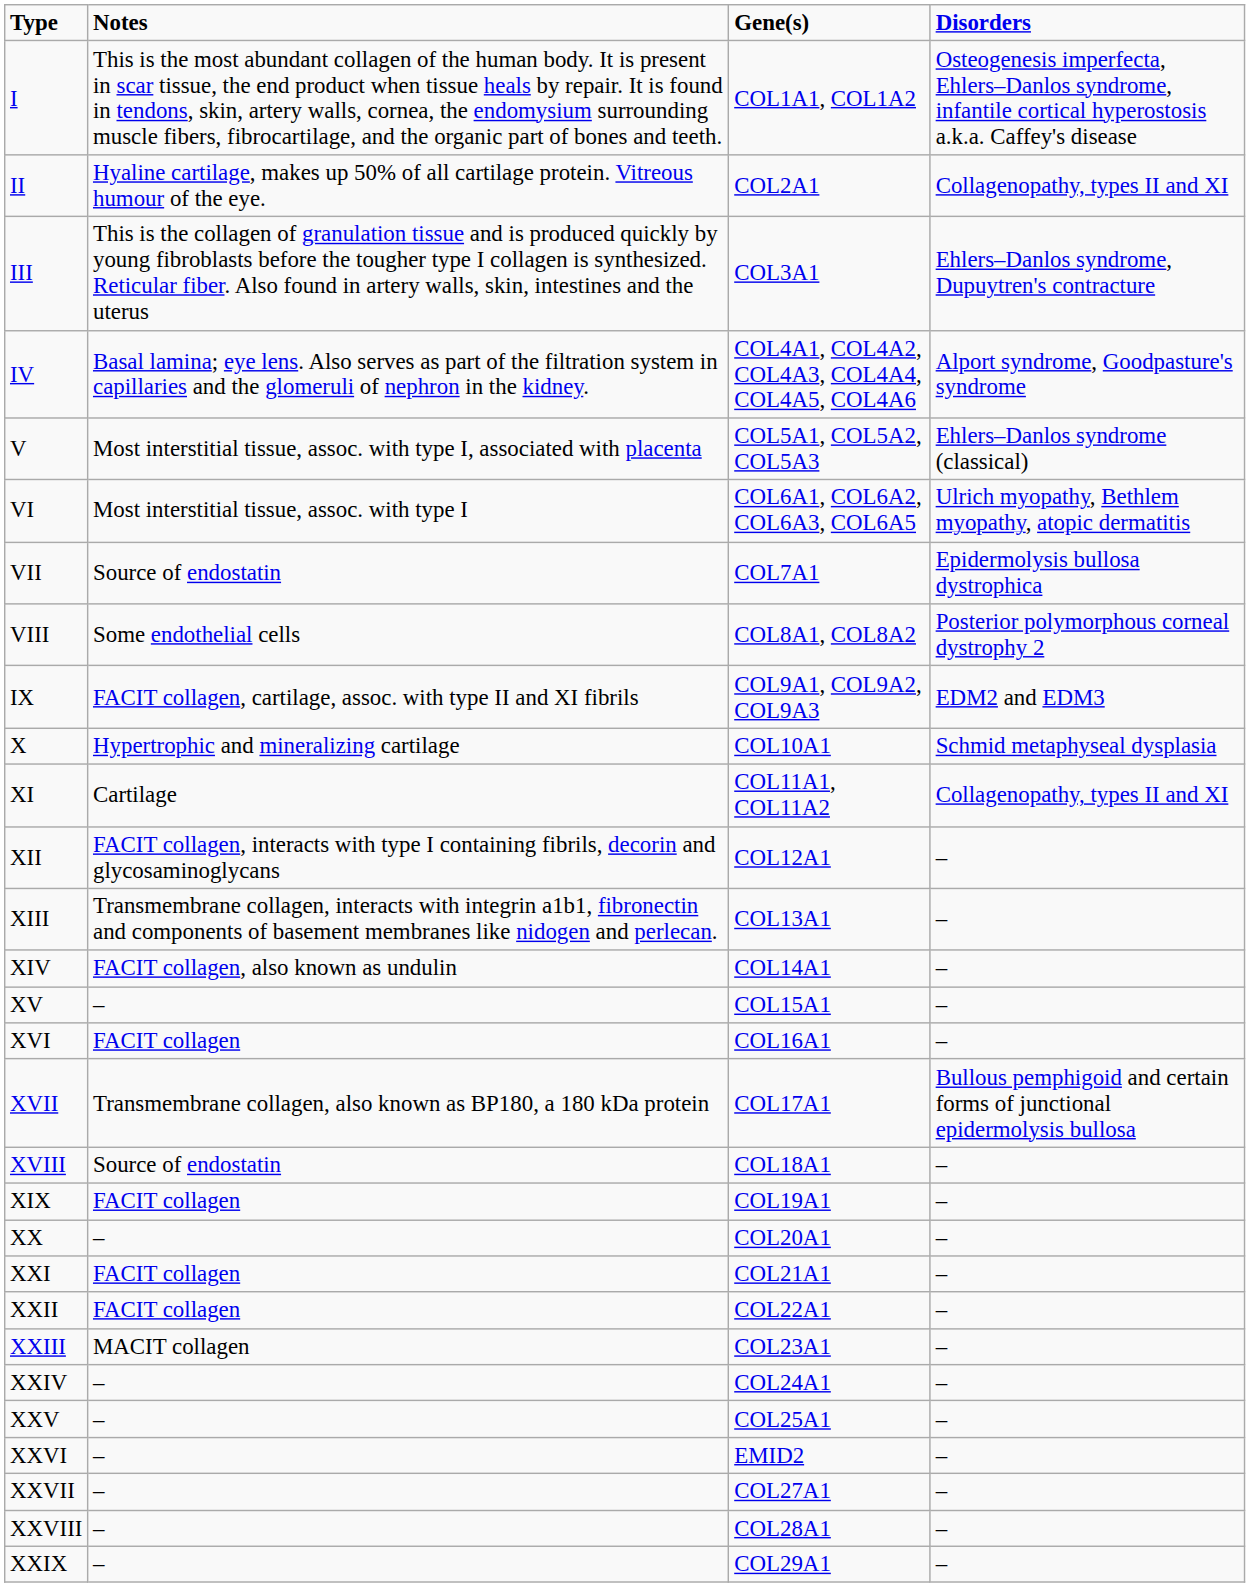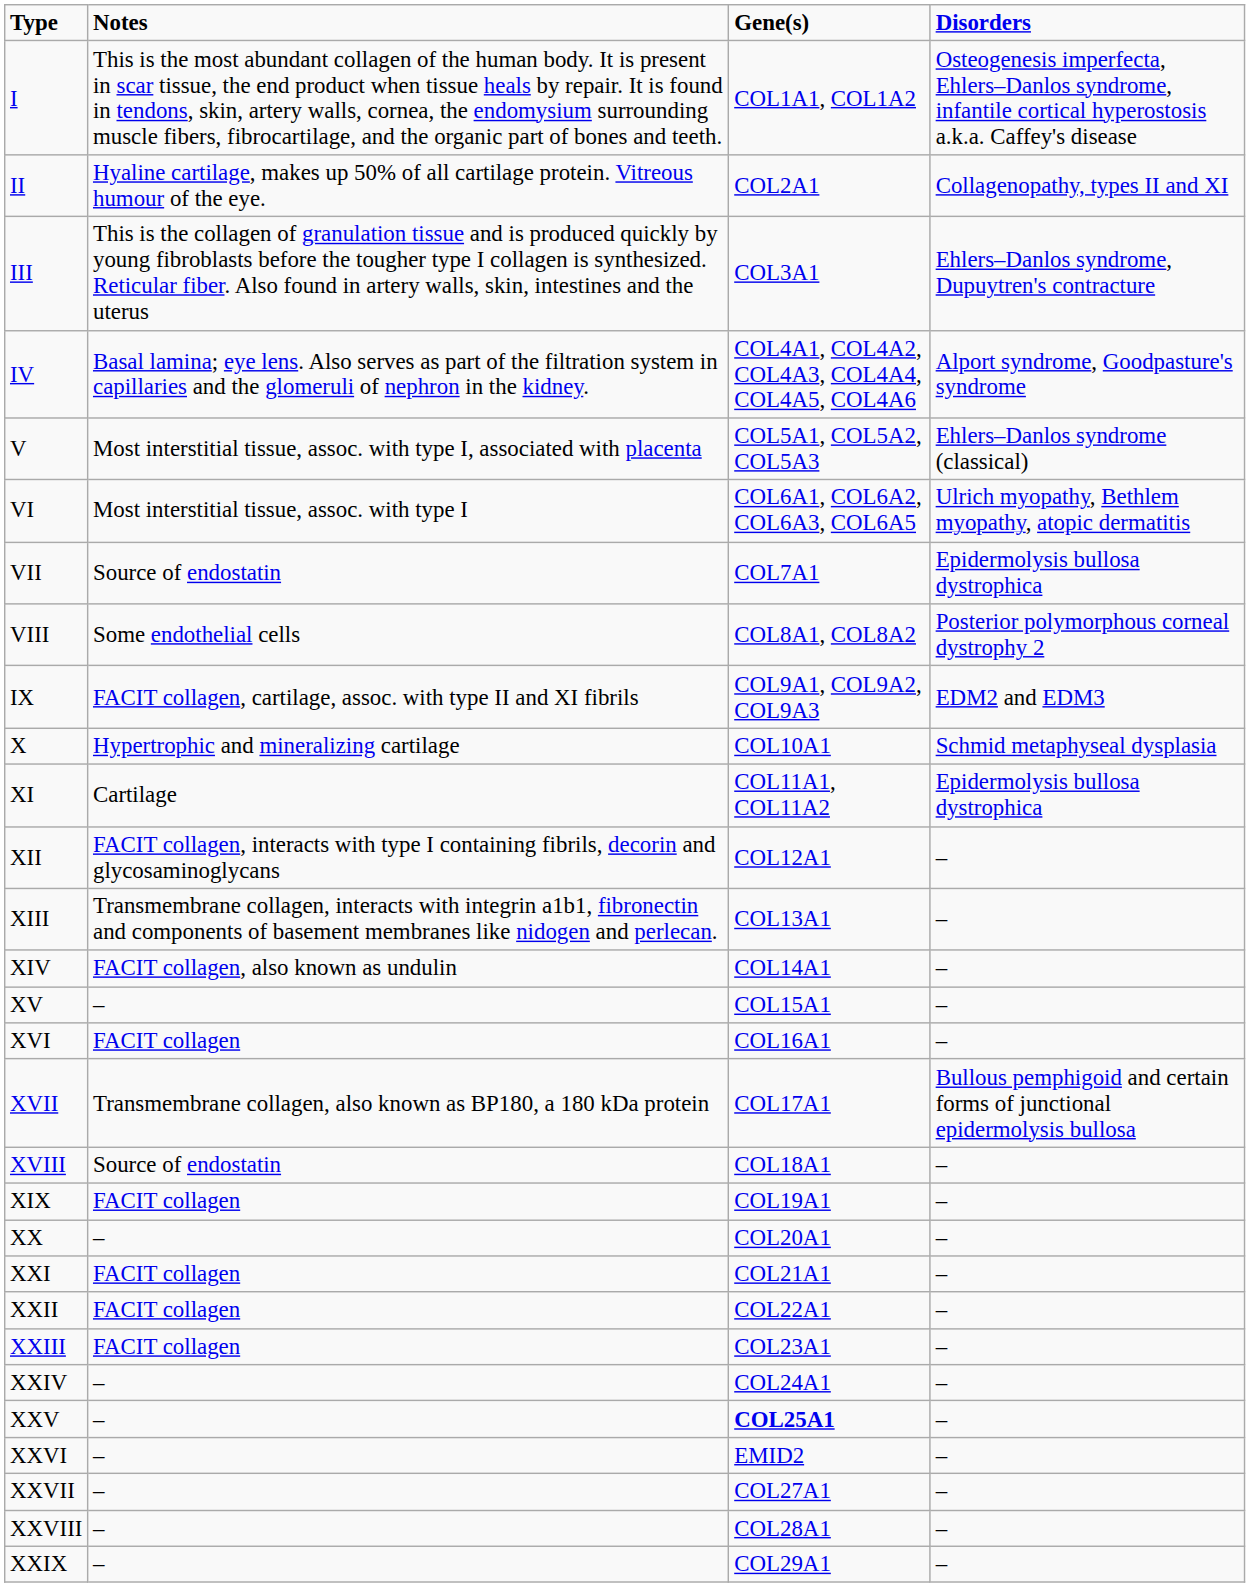(1082, 795) Collagenopathy, types II and XI -> (1038, 795) Epidermolysis bullosa dystrophica
(171, 1346) MACIT collagen -> (167, 1346) FACIT collagen
(783, 1418) normal -> (784, 1418) bold
